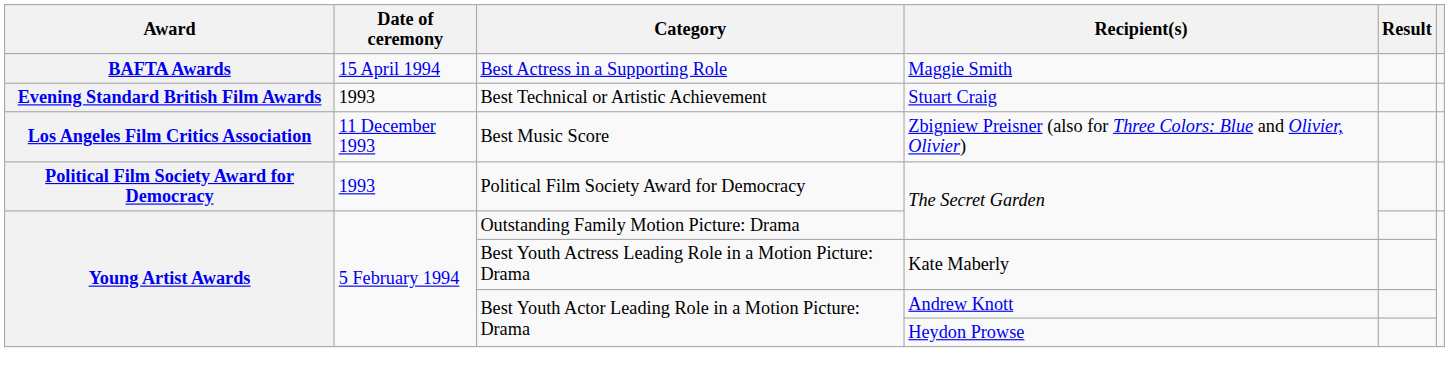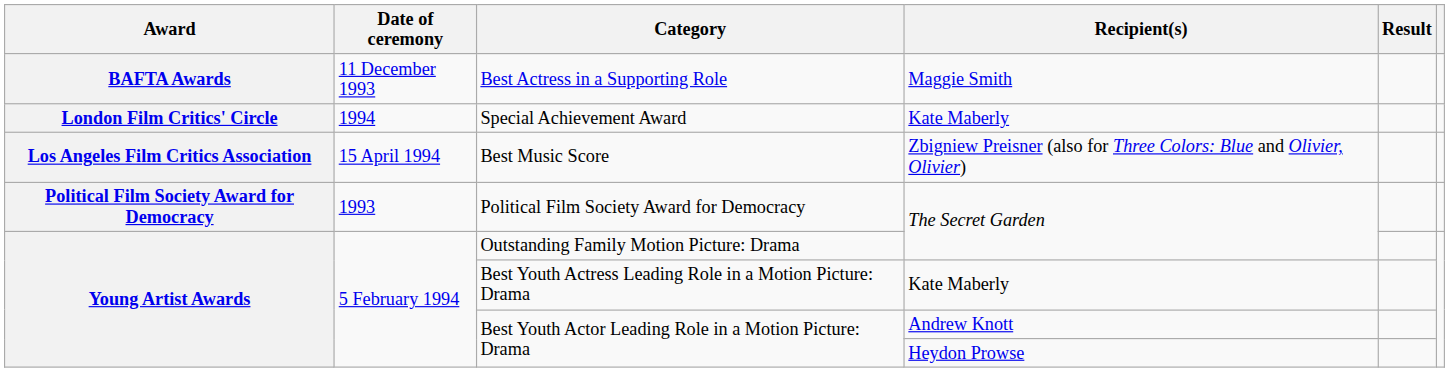(389, 68) 15 April 1994 -> (387, 78) 11 December 1993
- row: (623, 97)
+ row: (583, 117)
(387, 136) 11 December 1993 -> (389, 157) 15 April 1994
